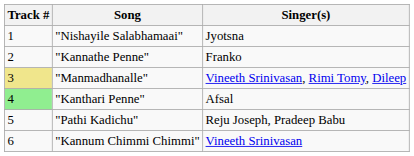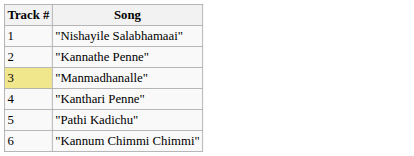- column: (306, 15)
(11, 99) lightgreen background -> (11, 99) no background
